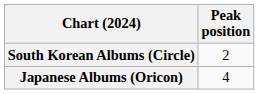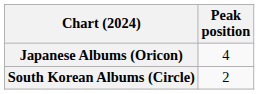rows swapped: (101, 77) <-> (101, 54)
